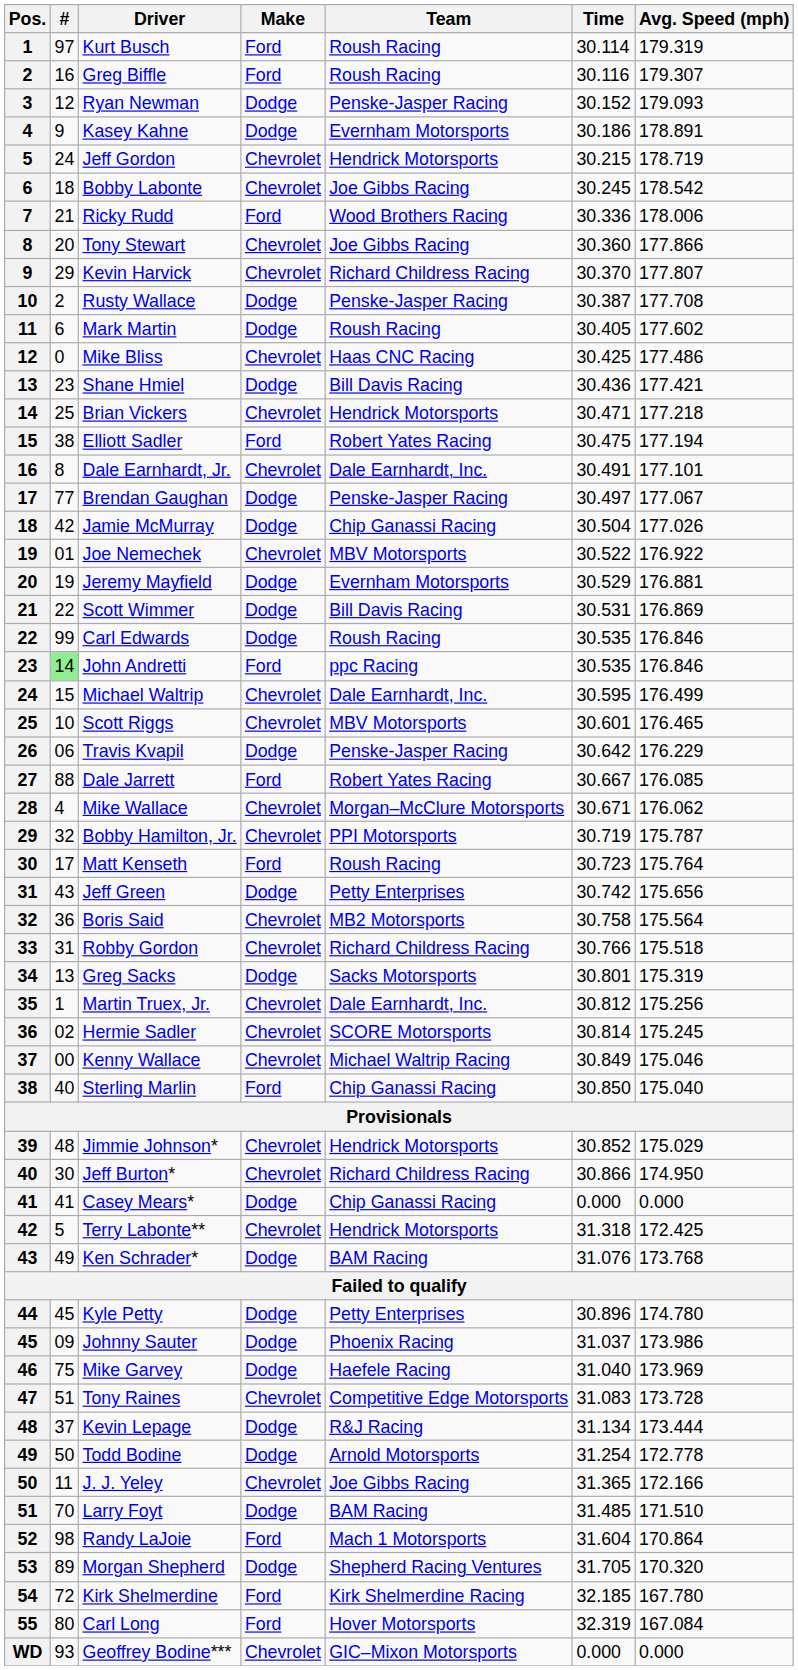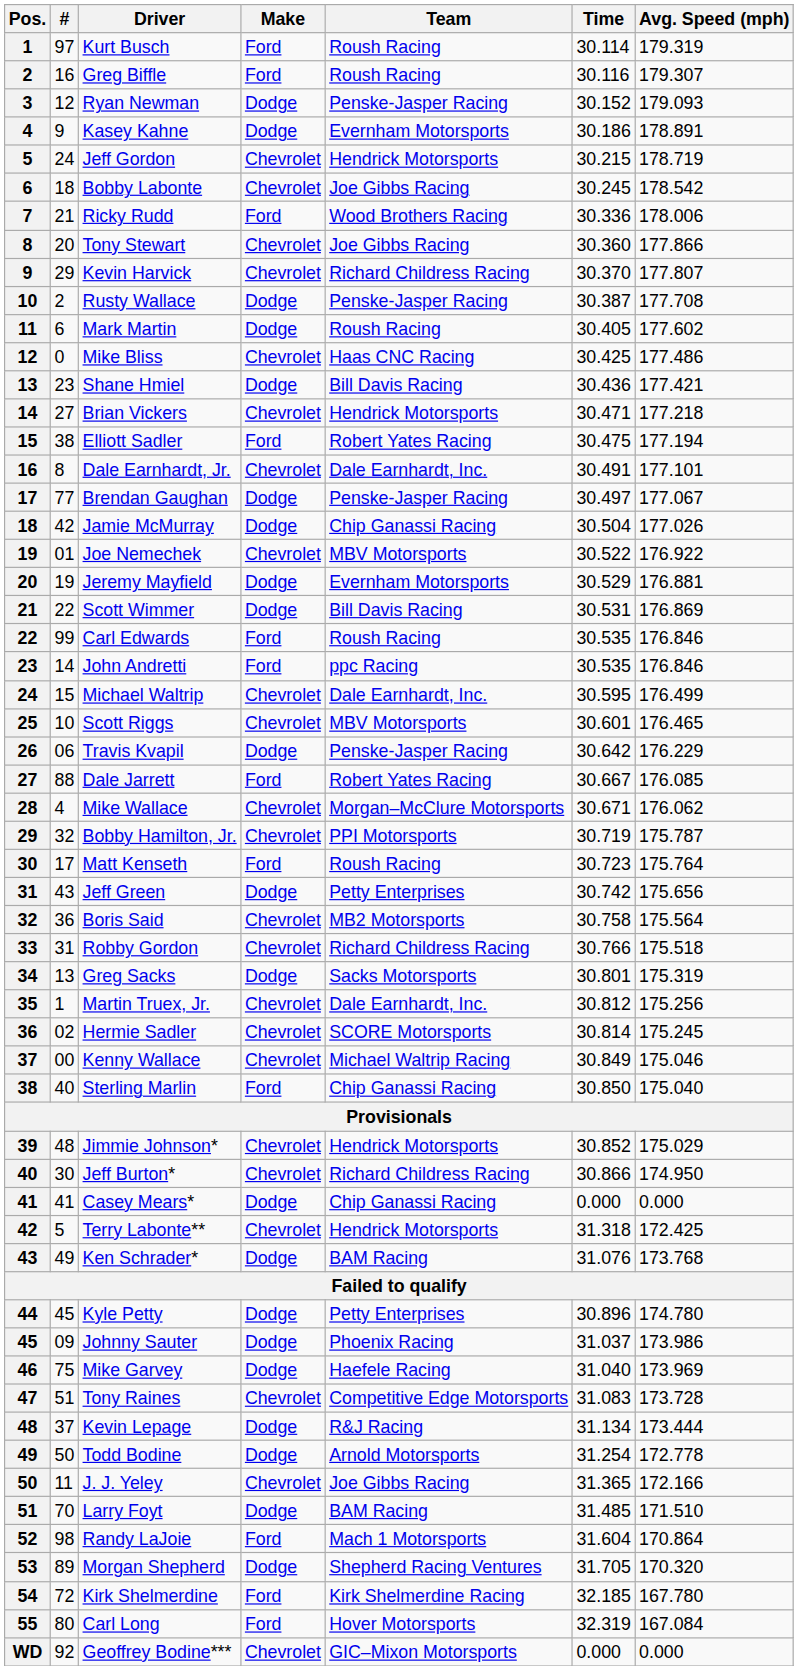(64, 413) 25 -> (64, 413) 27
(271, 638) Dodge -> (263, 638) Ford
(64, 666) lightgreen background -> (64, 666) no background
(64, 1652) 93 -> (64, 1652) 92
